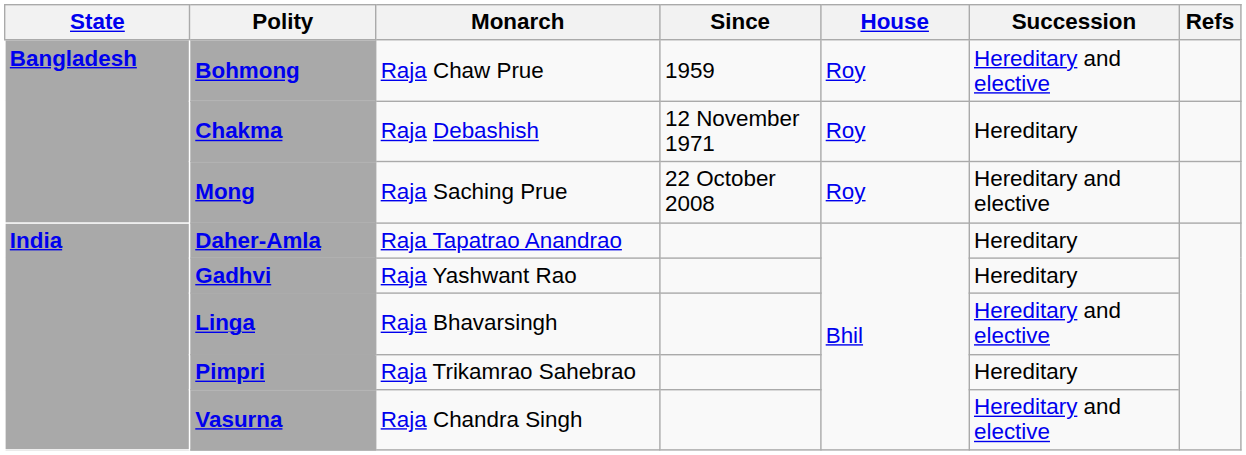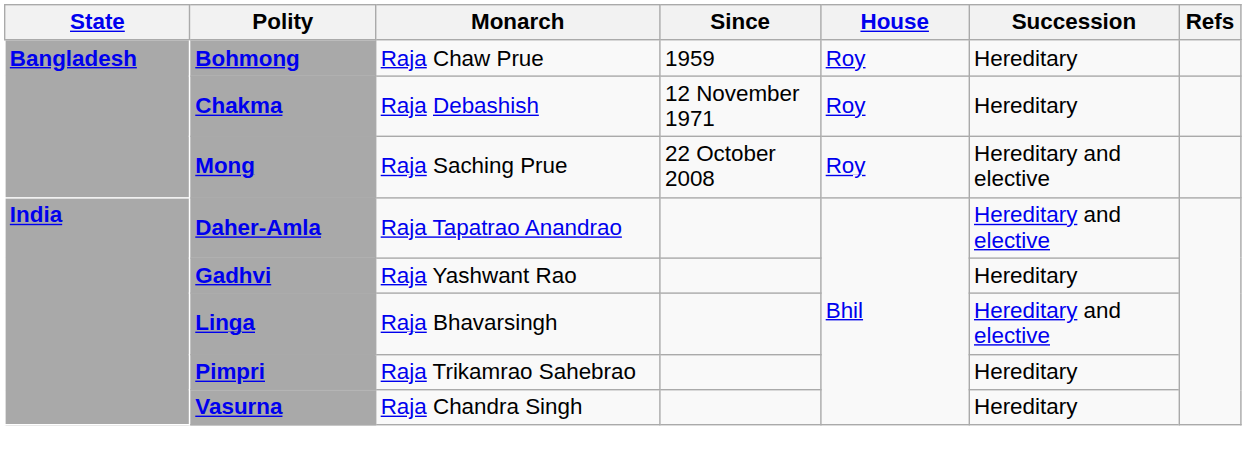(1047, 70) Hereditary and elective -> (1026, 57) Hereditary
(1026, 239) Hereditary -> (1047, 227) Hereditary and elective
(1047, 419) Hereditary and elective -> (1026, 407) Hereditary
